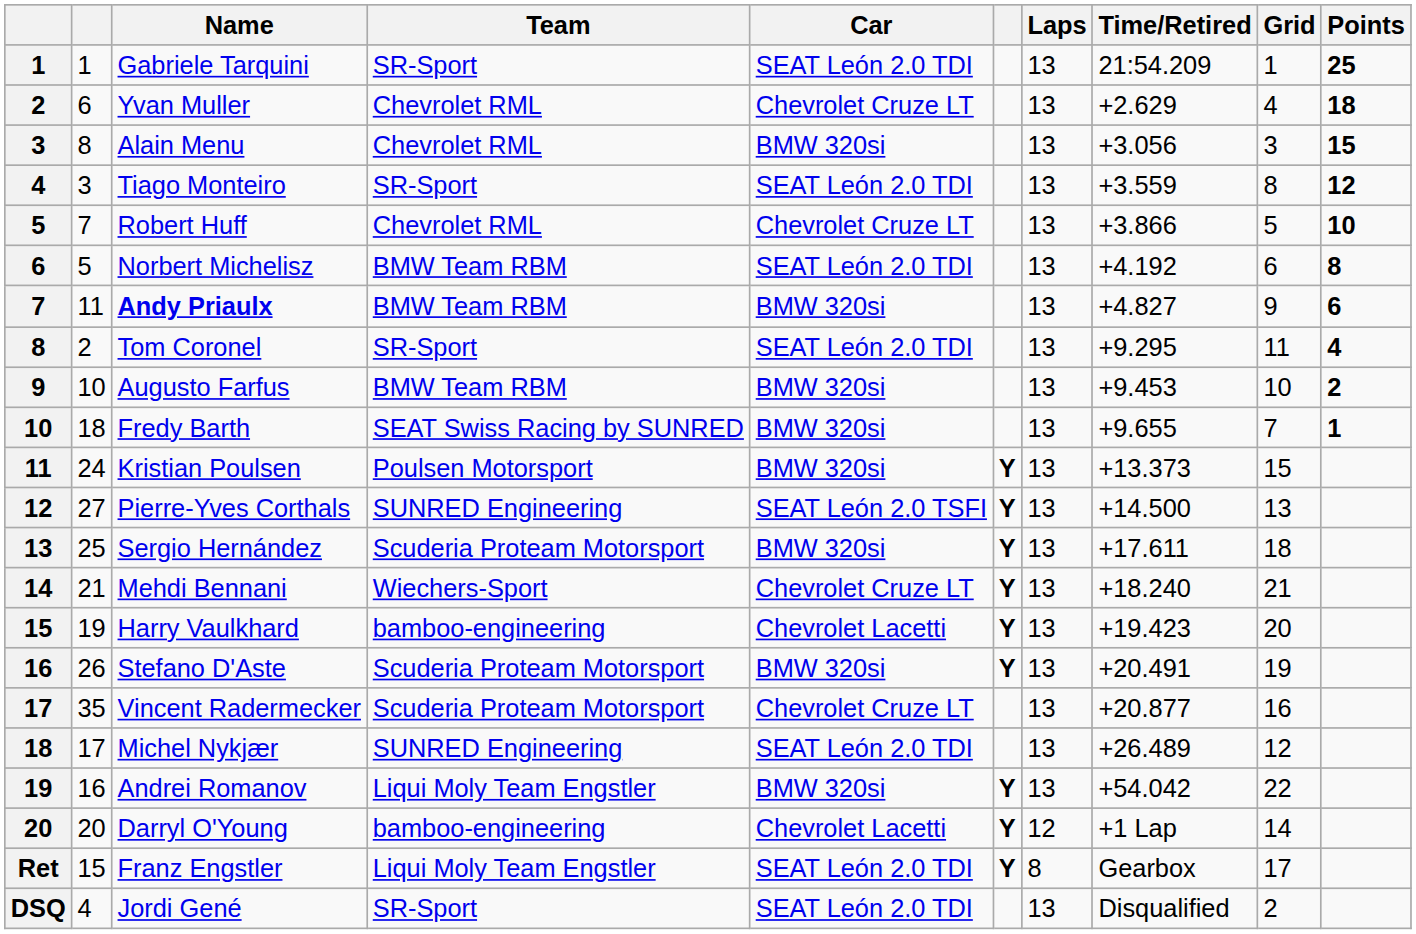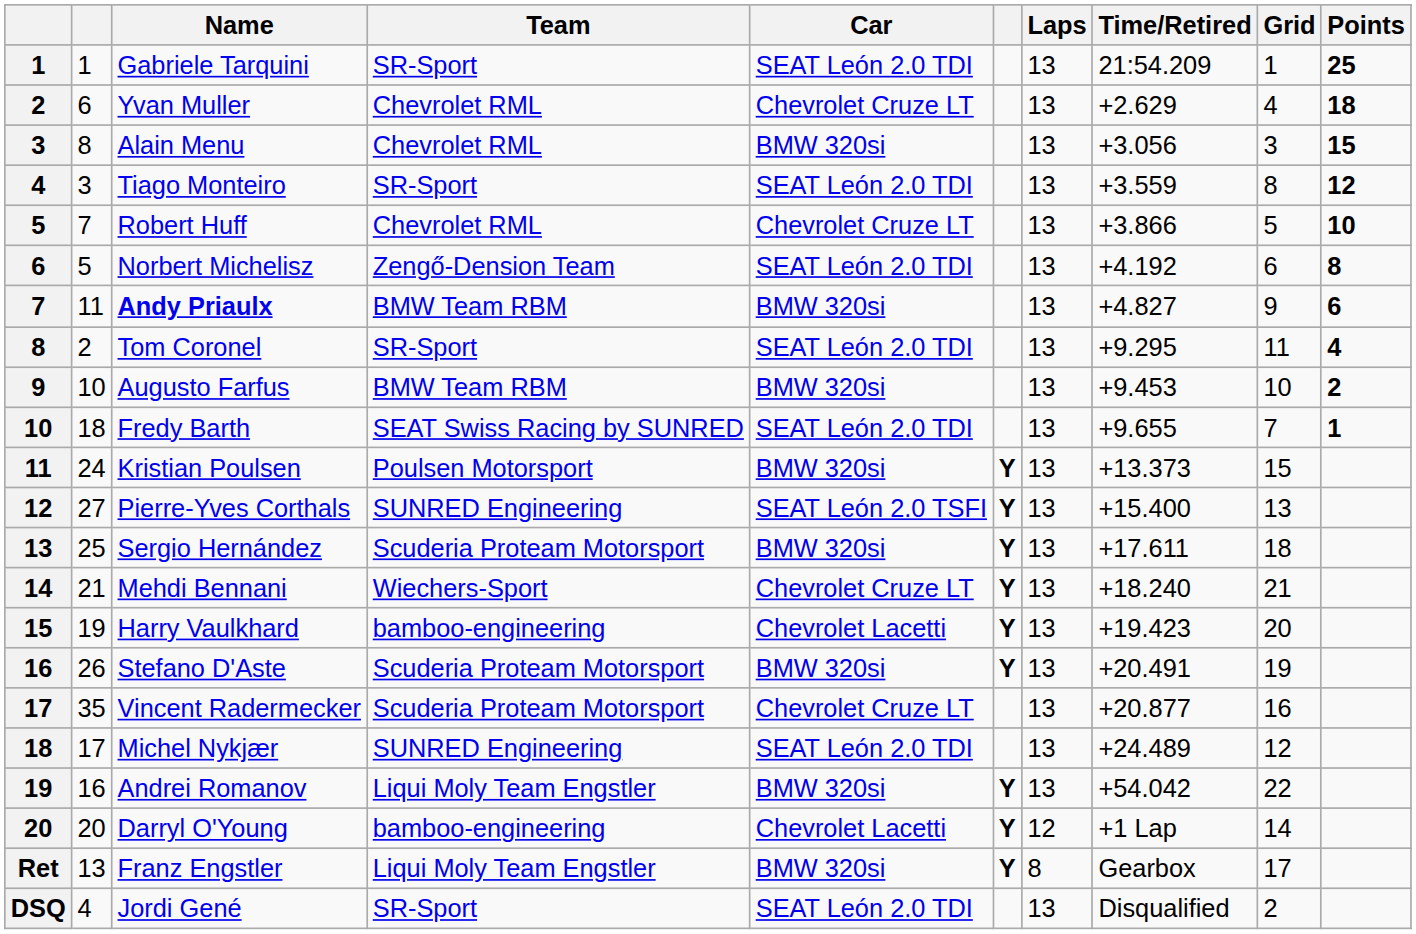(470, 266) BMW Team RBM -> (494, 266) Zengő-Dension Team
(821, 427) BMW 320si -> (864, 427) SEAT León 2.0 TDI
(1145, 507) +14.500 -> (1145, 507) +15.400
(1145, 748) +26.489 -> (1145, 748) +24.489
(92, 869) 15 -> (92, 869) 13
(864, 869) SEAT León 2.0 TDI -> (821, 869) BMW 320si
